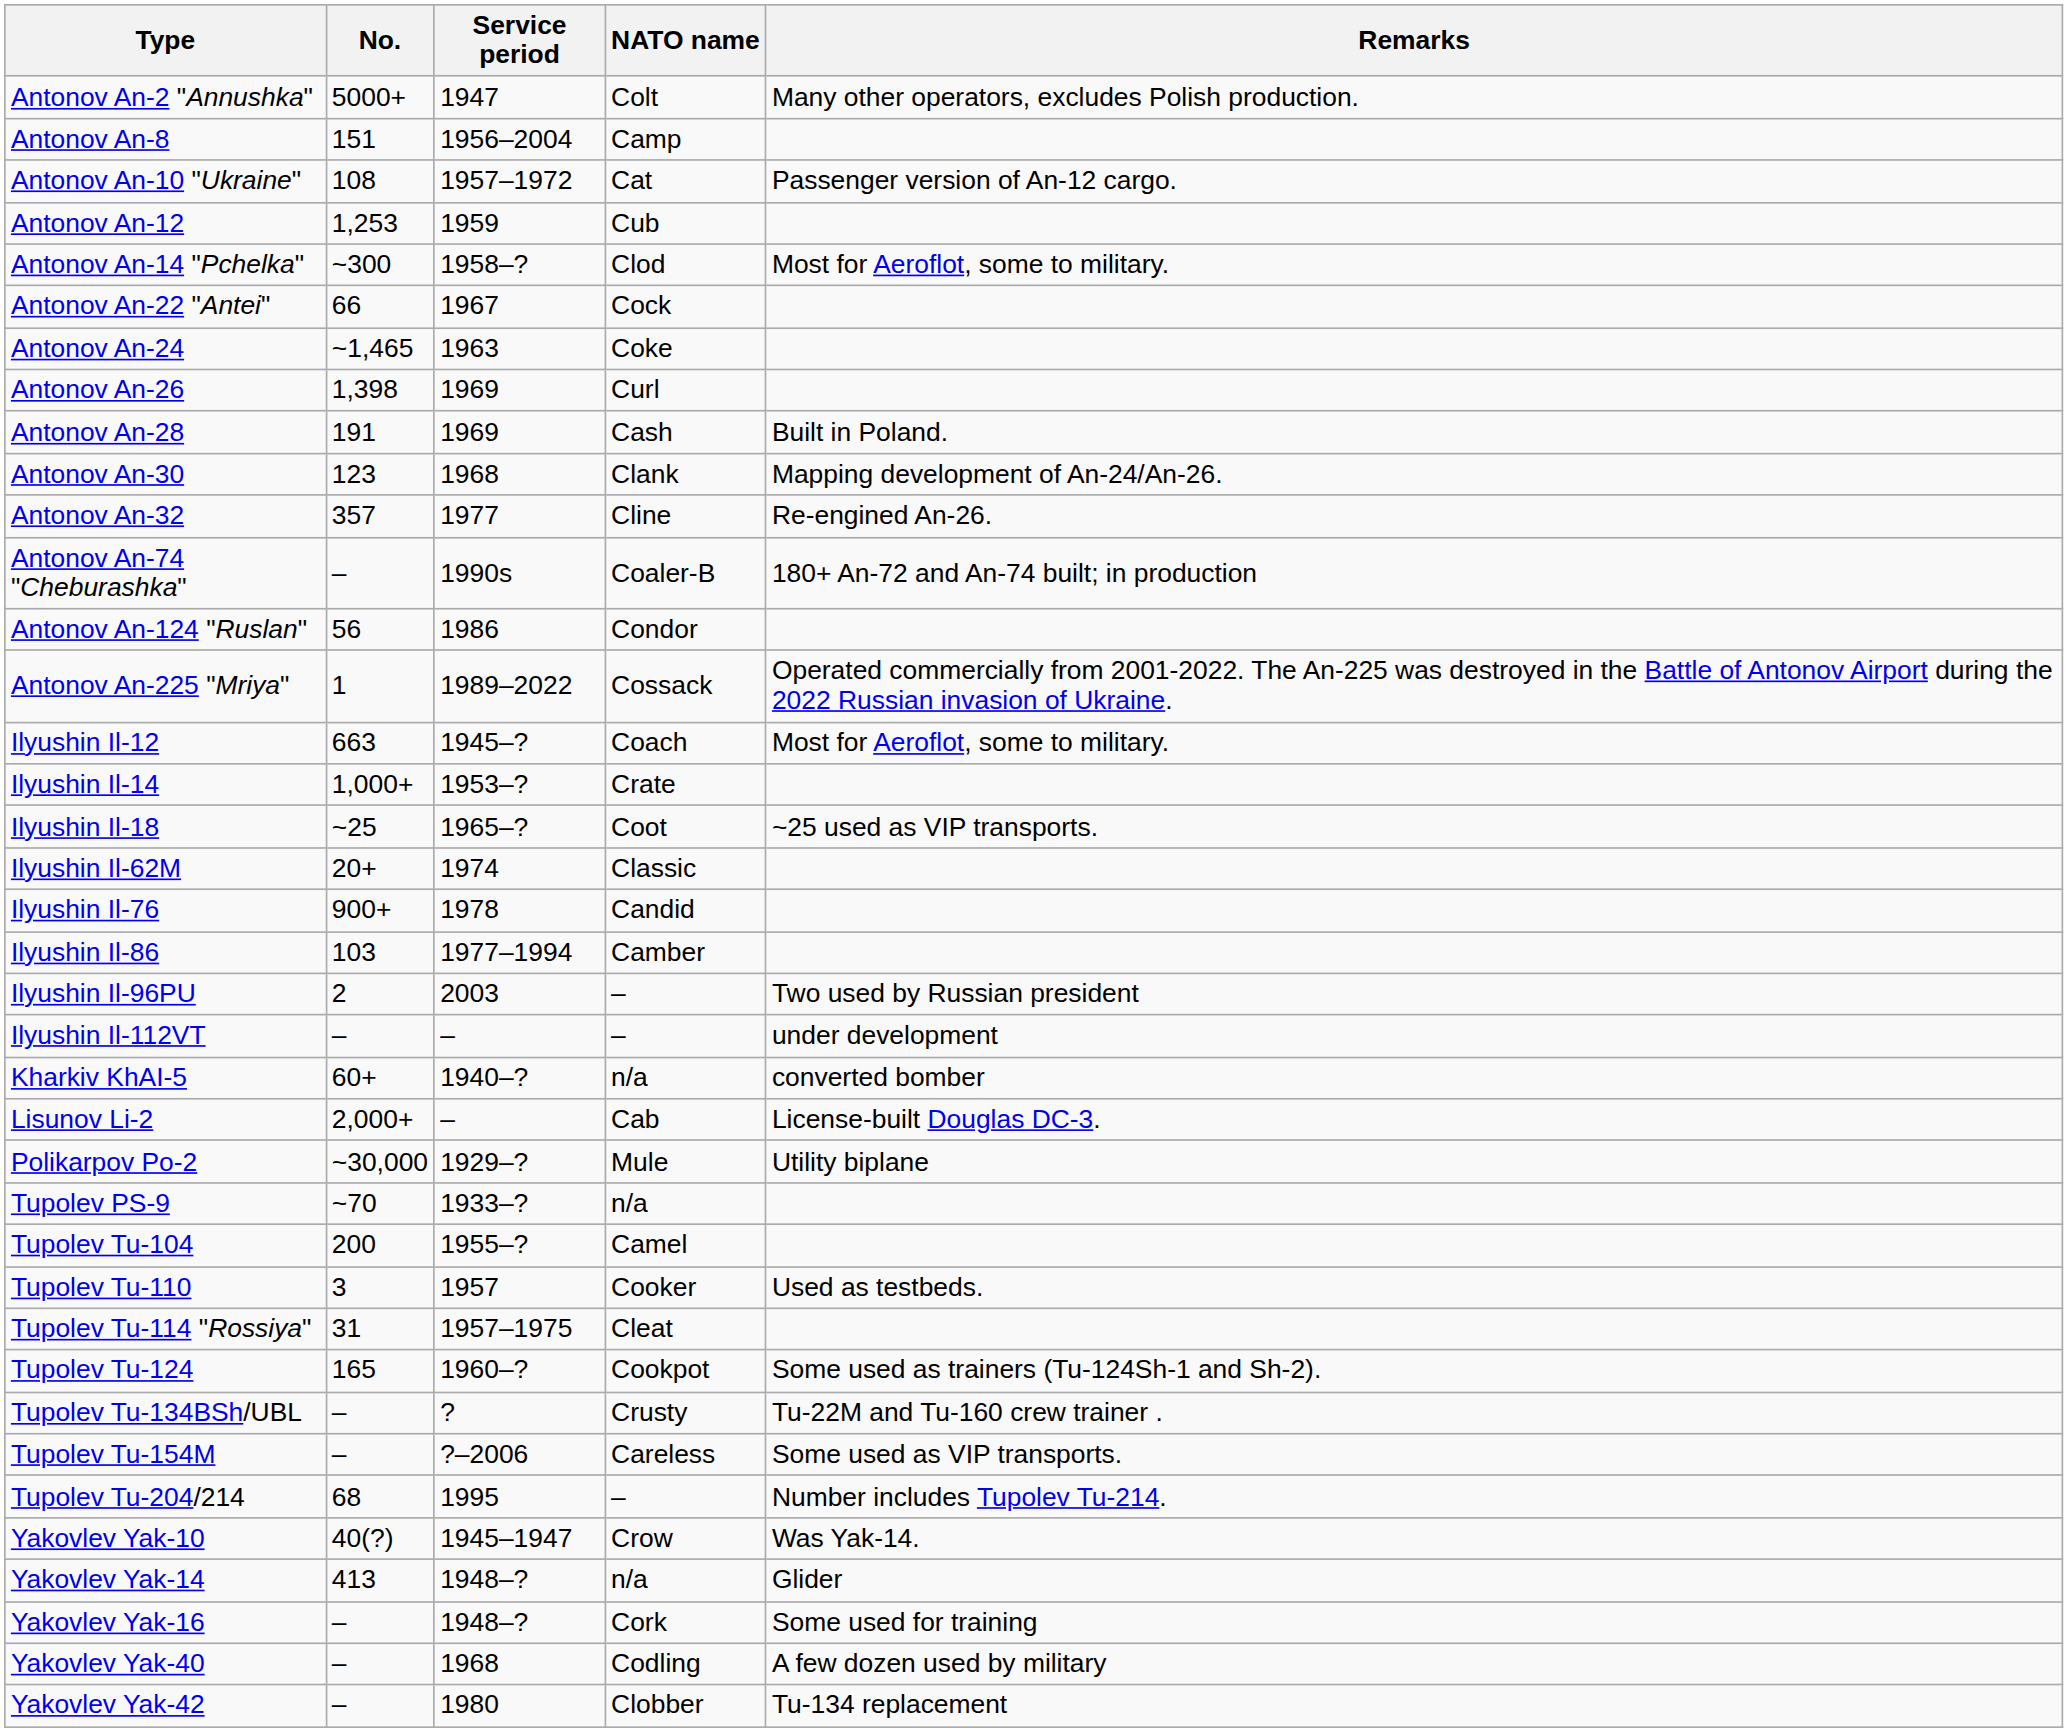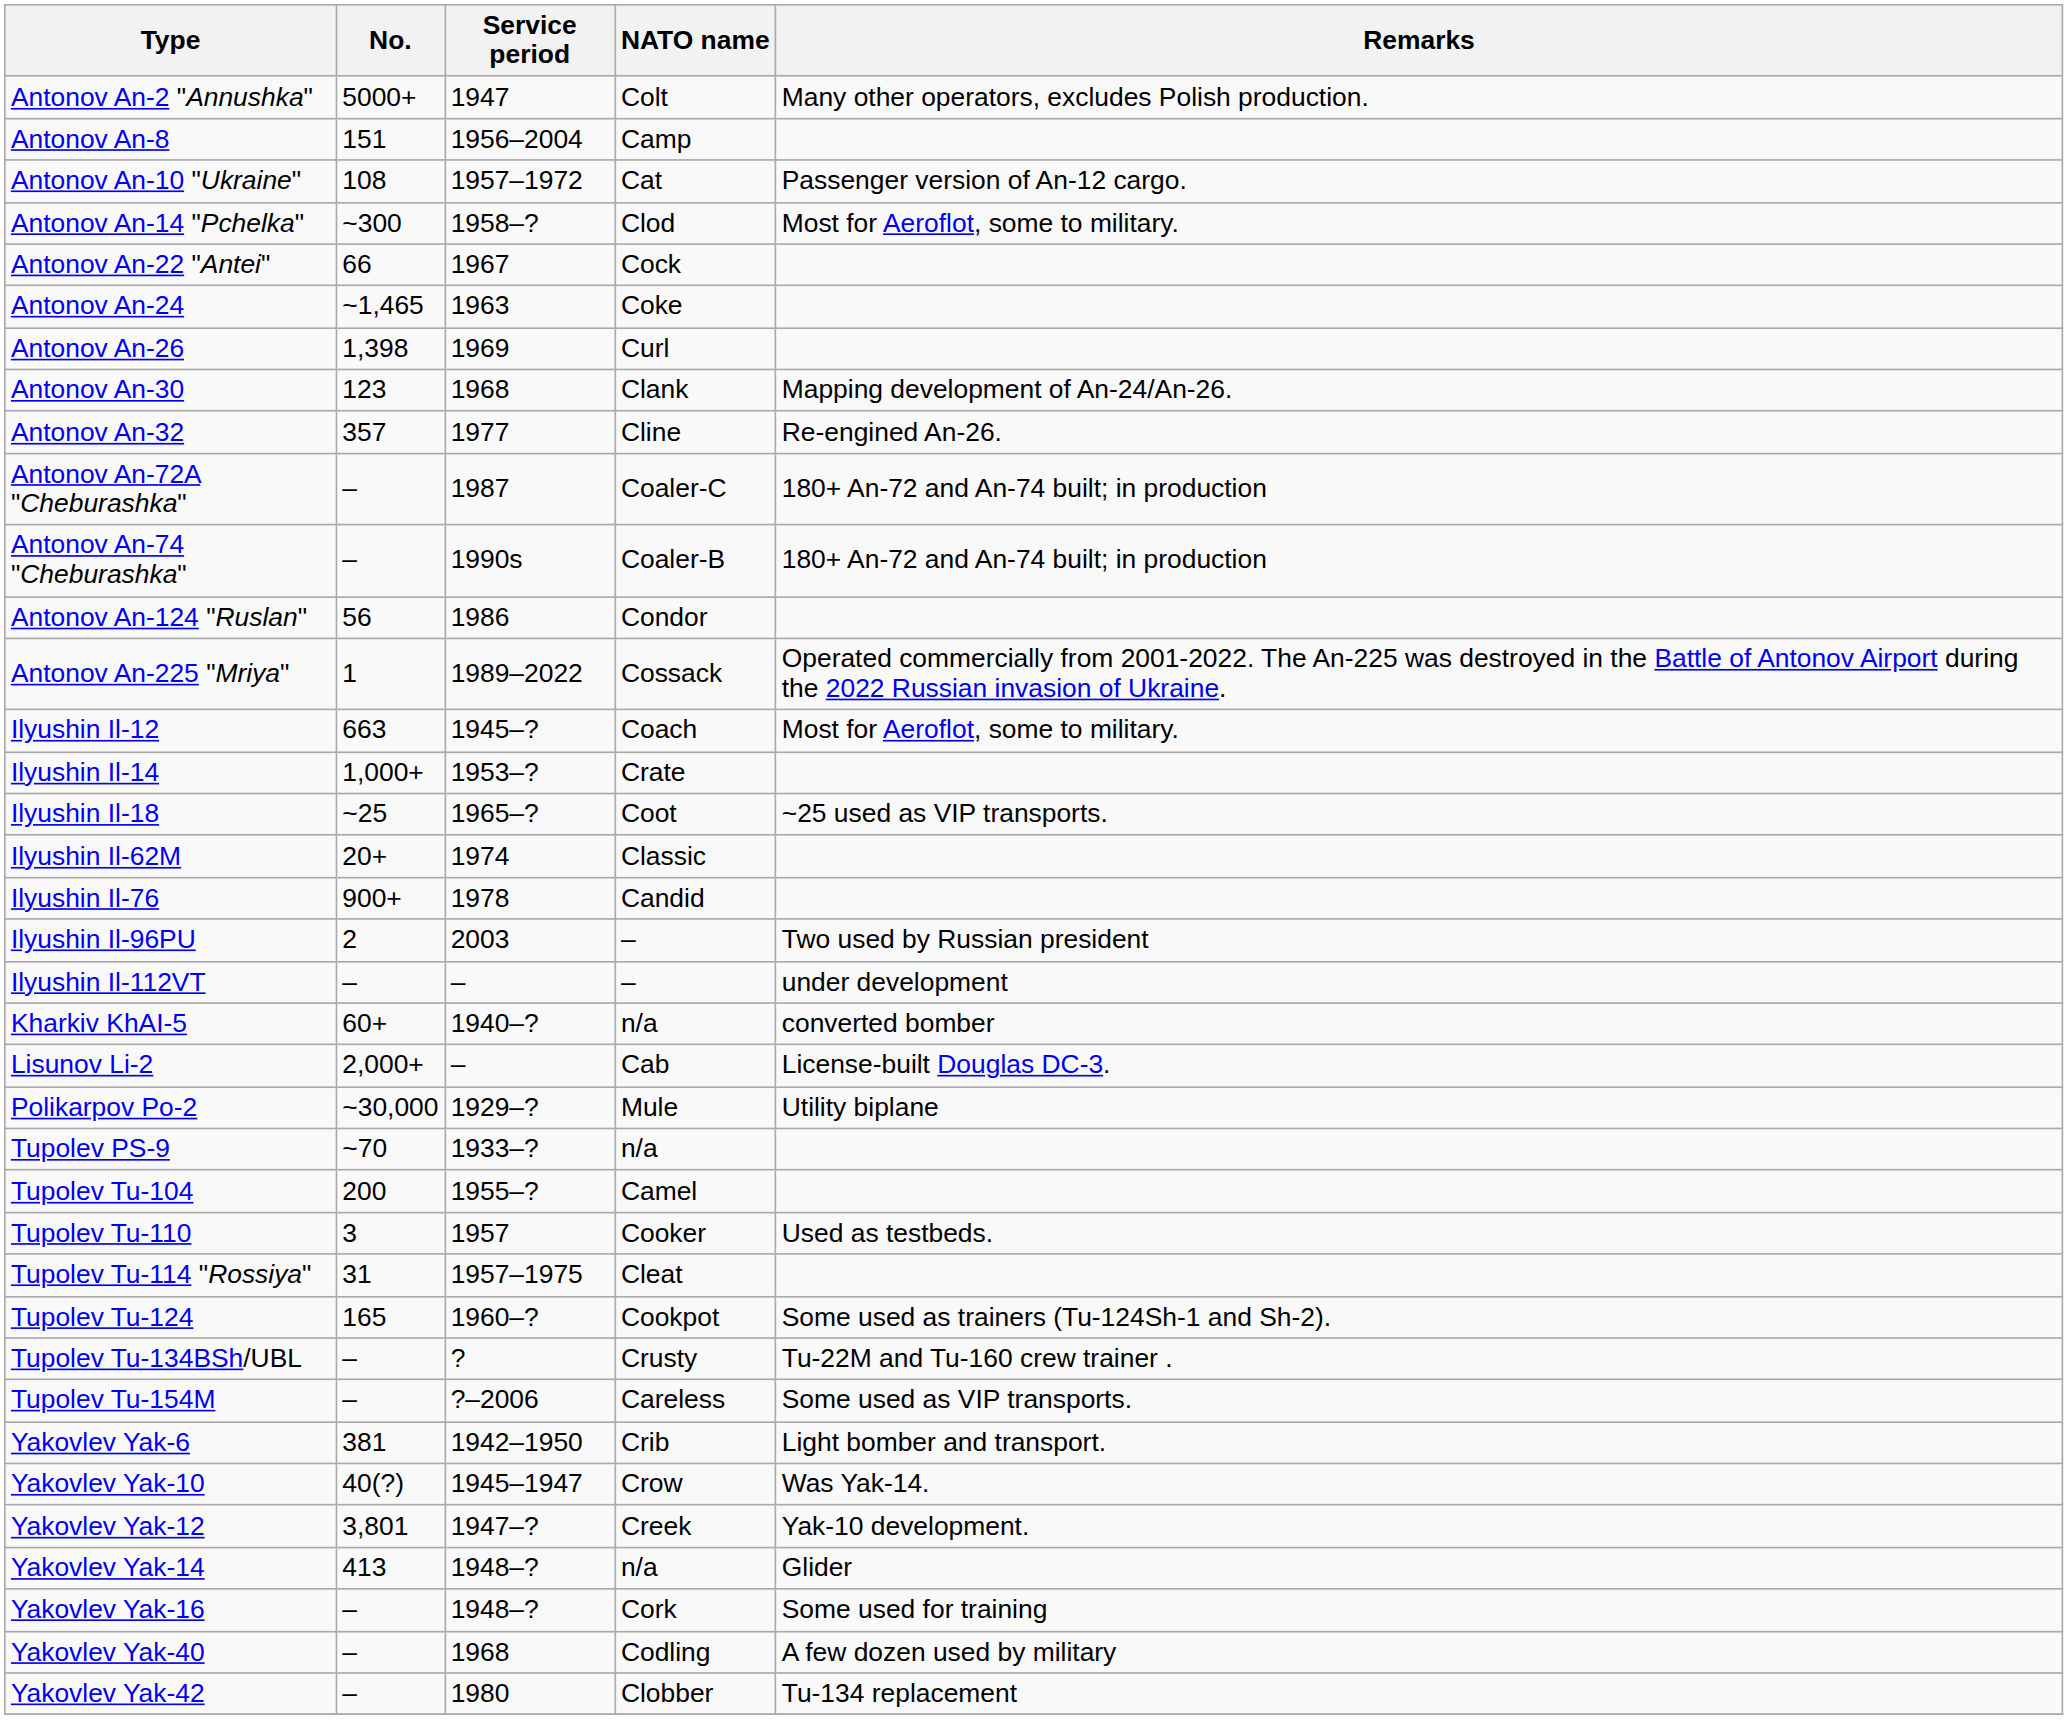- row: (98, 222)
- row: (98, 431)
+ row: (106, 488)
- row: (85, 951)
- row: (128, 1496)
+ row: (100, 1442)
+ row: (108, 1525)
